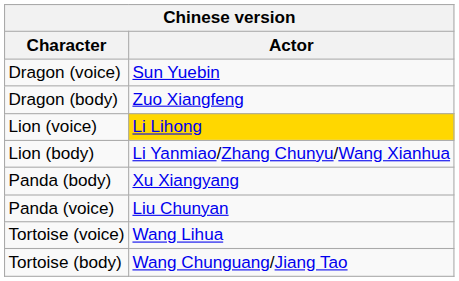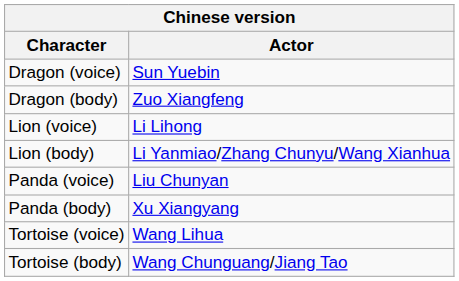(167, 126) gold background -> (167, 126) no background
rows swapped: (61, 208) <-> (60, 180)
